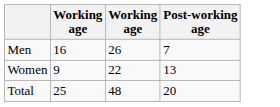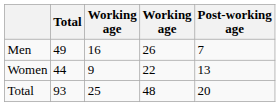+ column: (68, 22)
